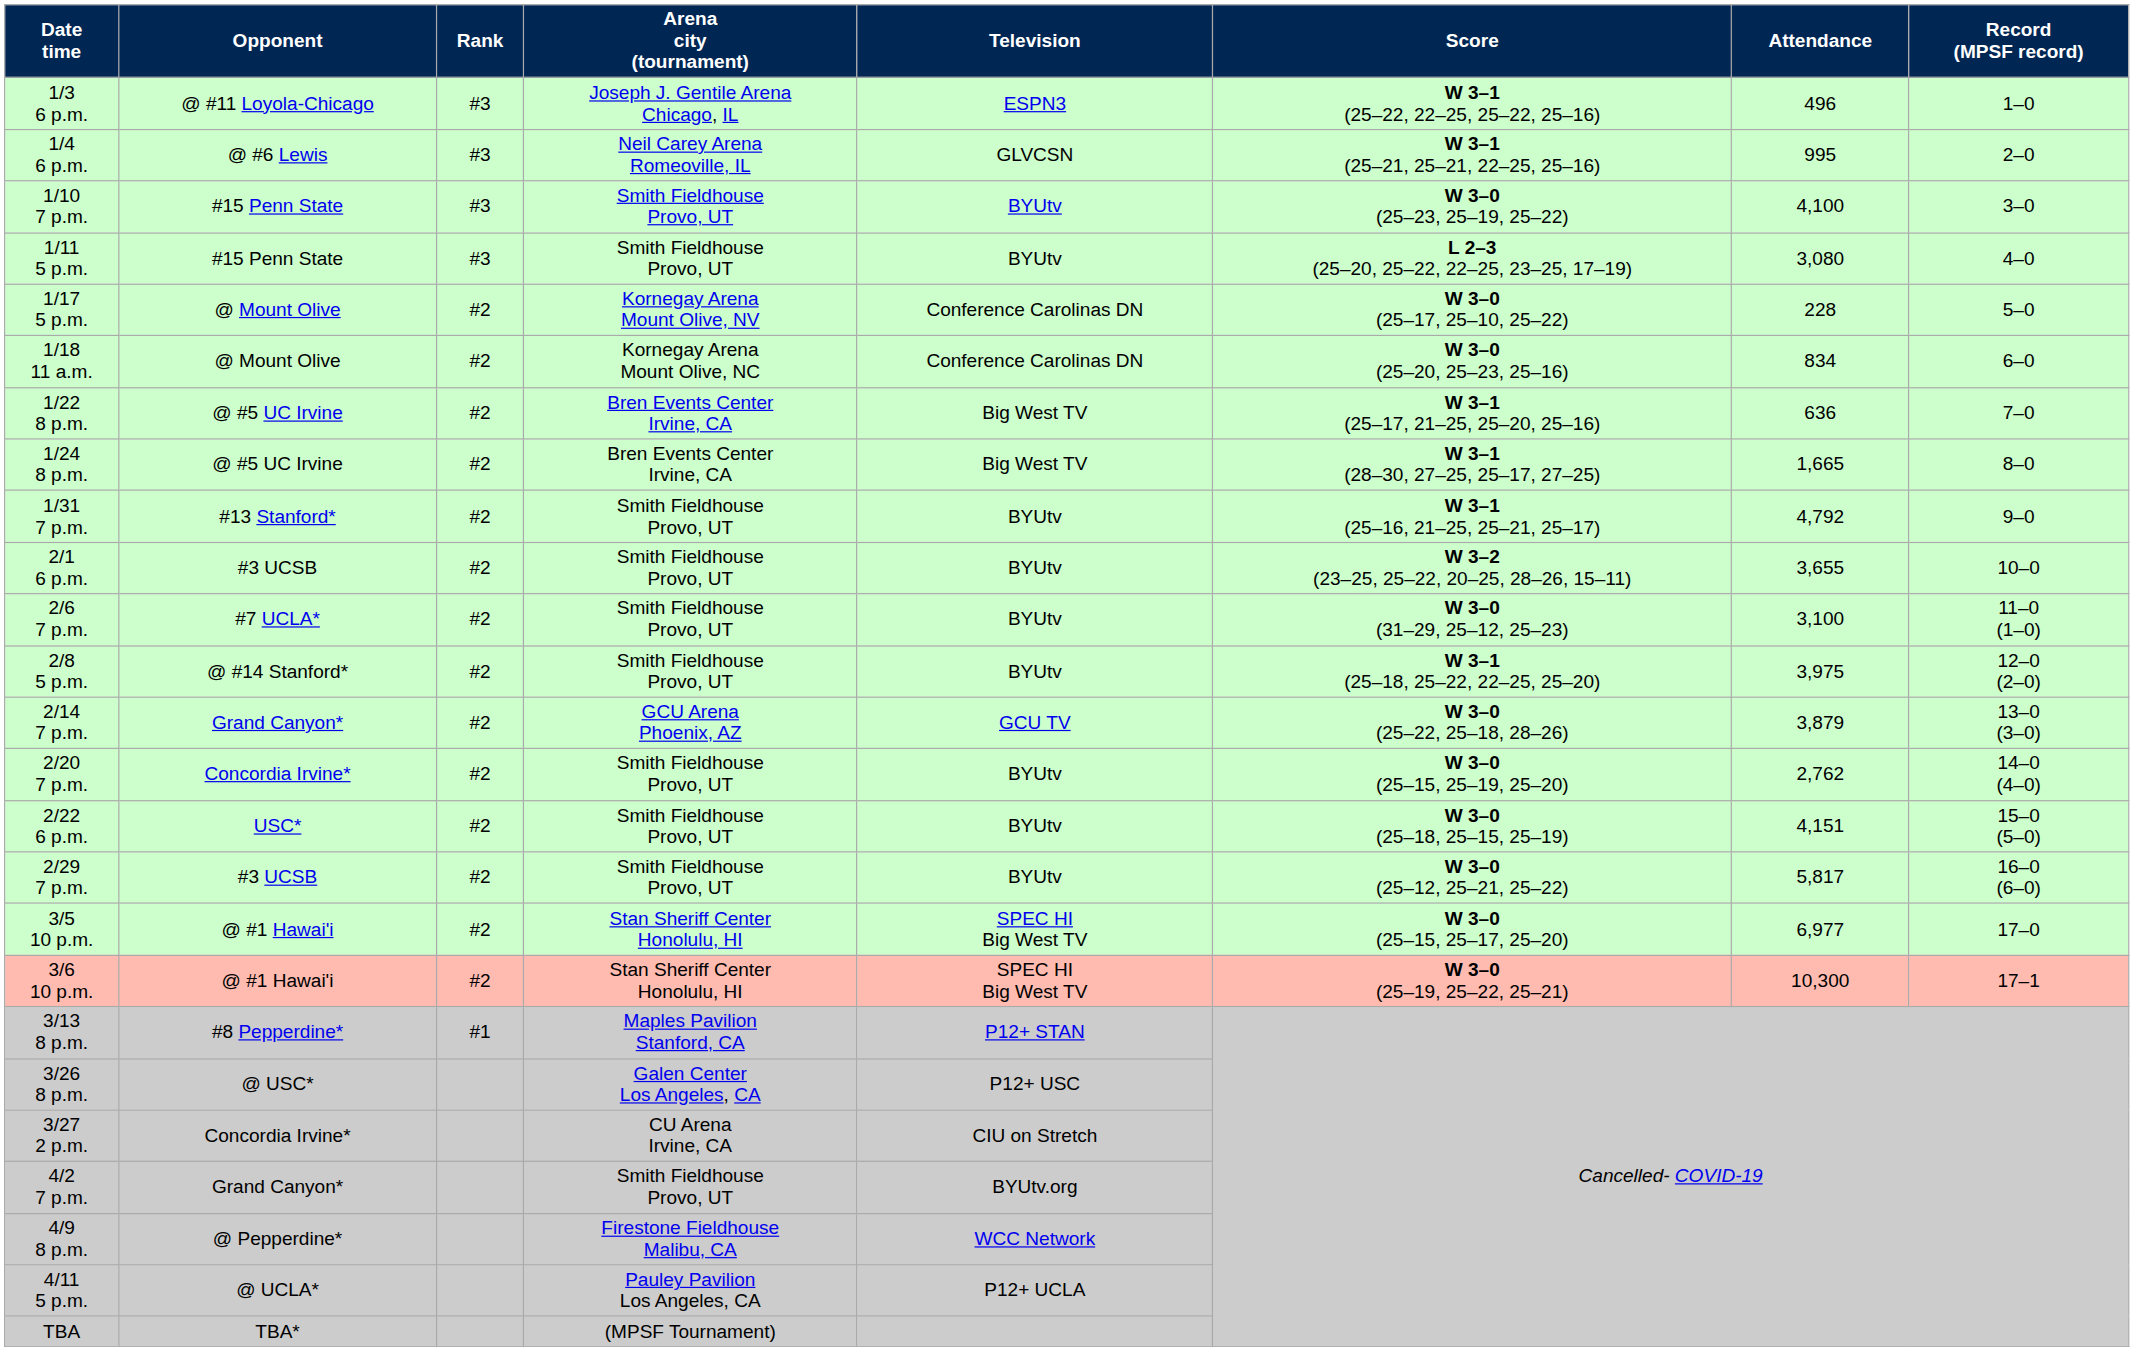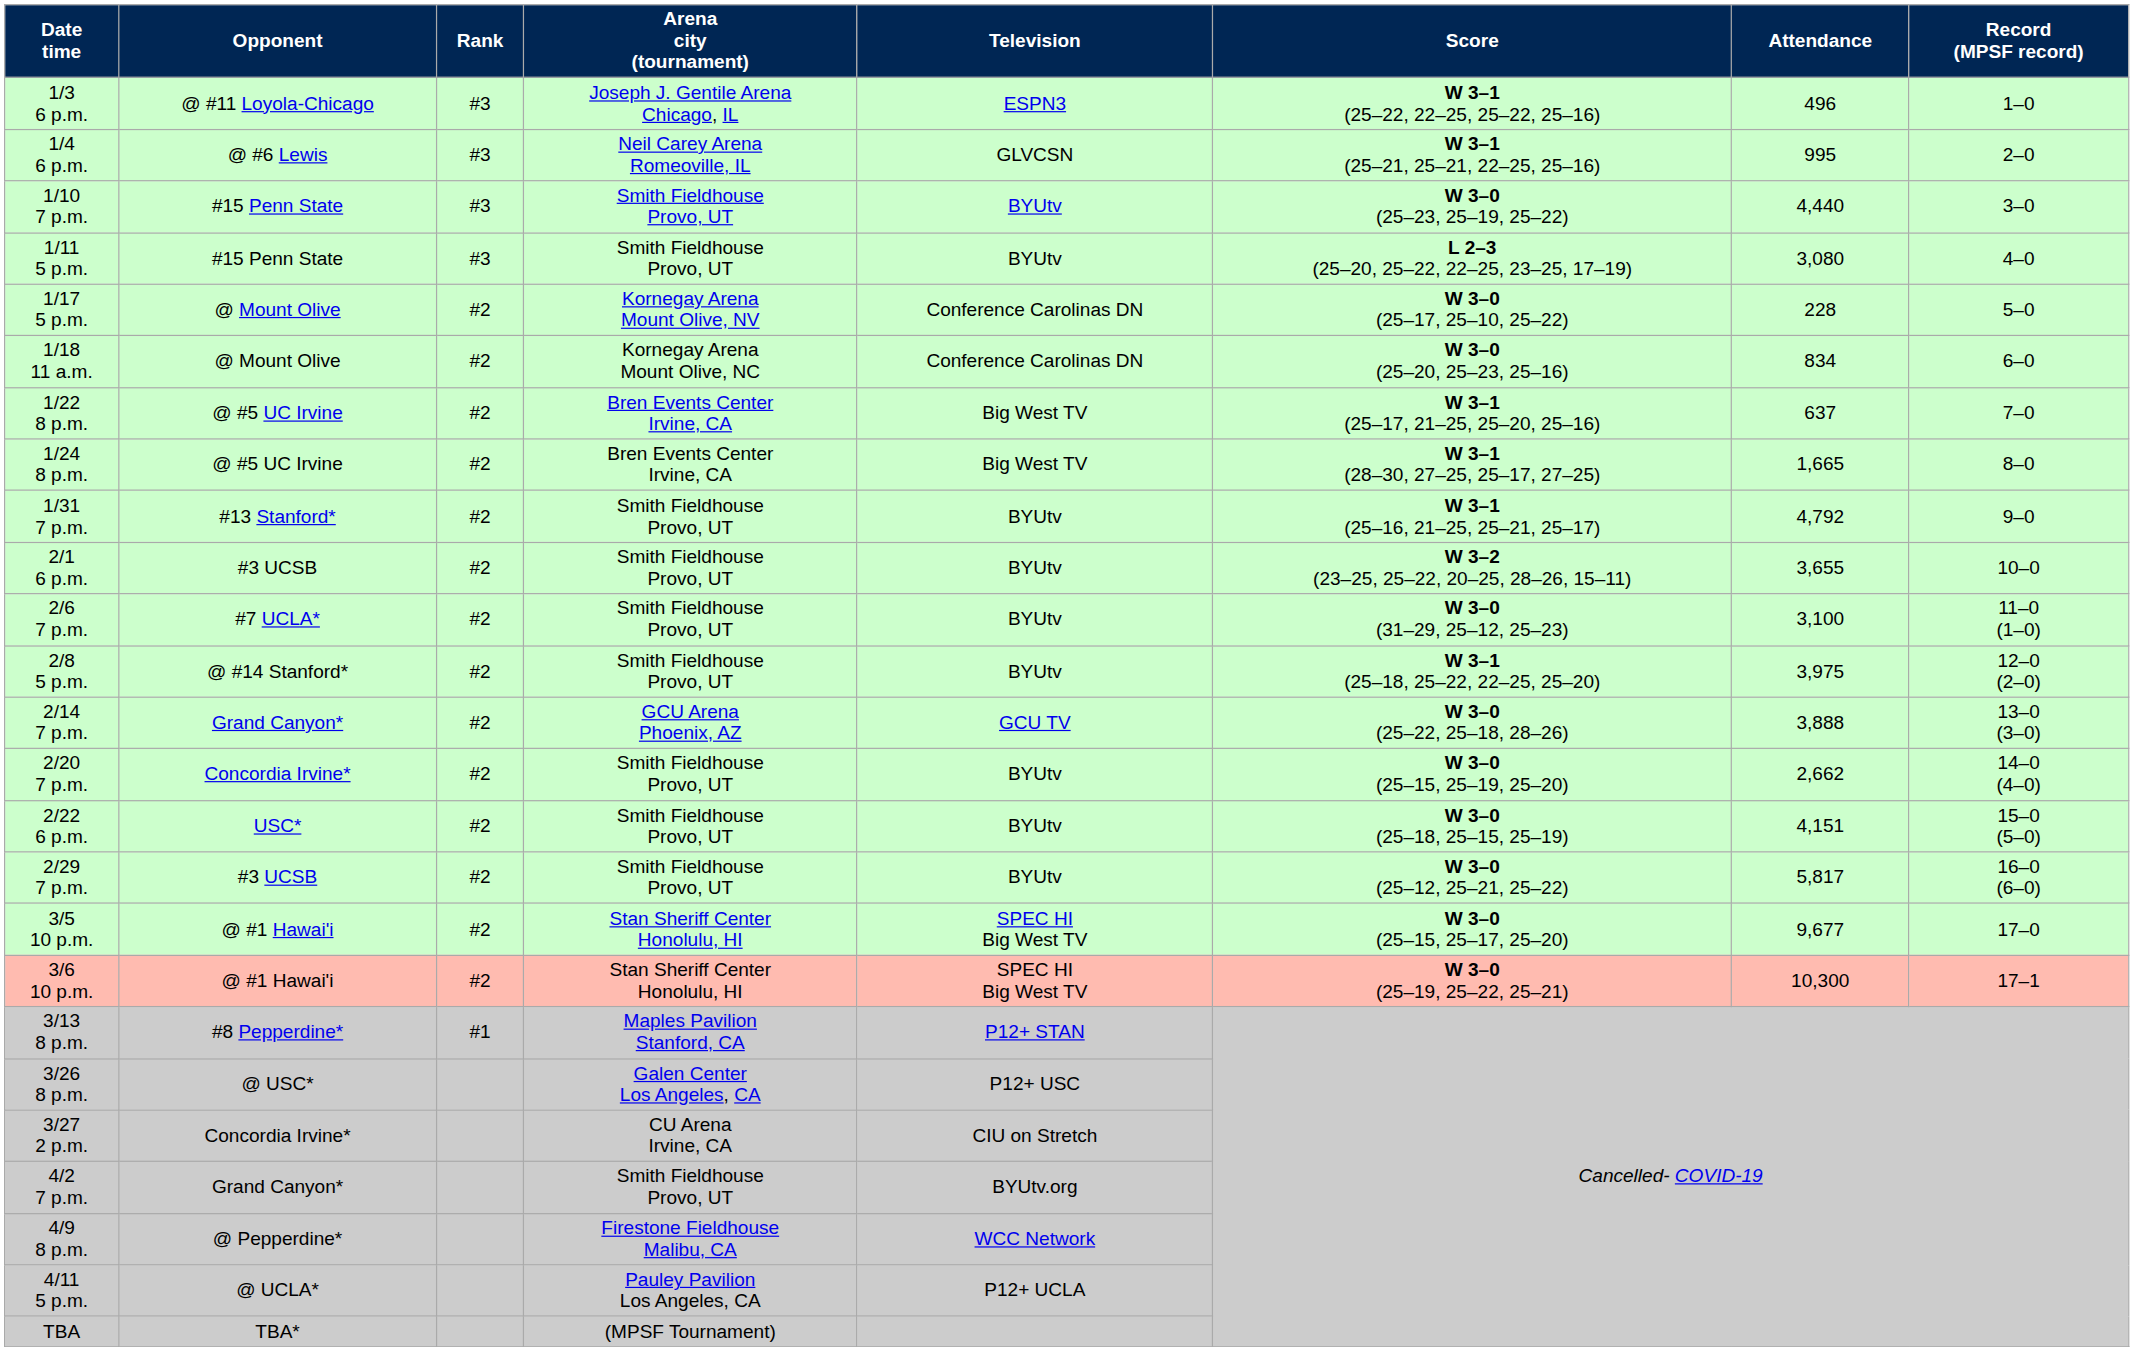(1820, 206) 4,100 -> (1820, 206) 4,440
(1820, 413) 636 -> (1820, 413) 637
(1820, 722) 3,879 -> (1820, 722) 3,888
(1820, 774) 2,762 -> (1820, 774) 2,662
(1820, 929) 6,977 -> (1820, 929) 9,677
